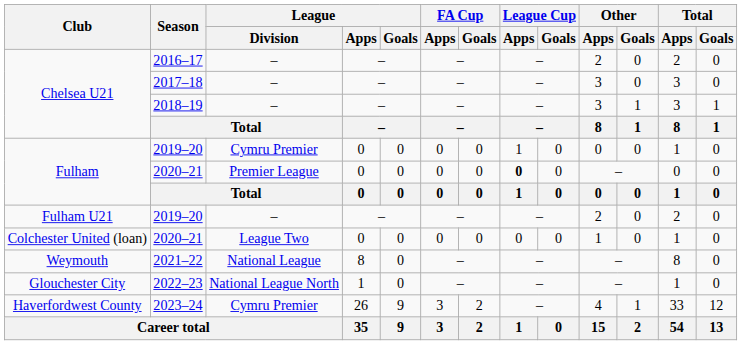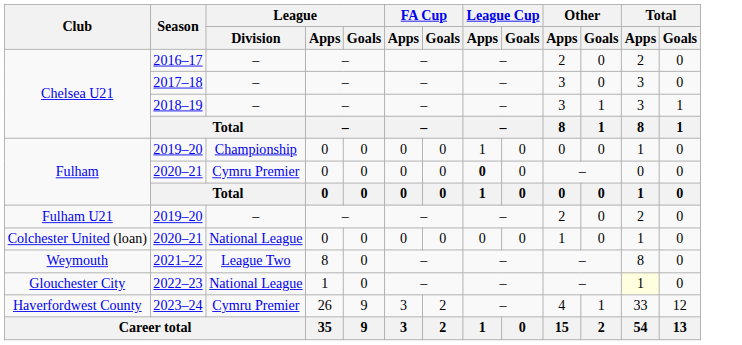(274, 149) Cymru Premier -> (256, 149) Championship
(274, 171) Premier League -> (256, 171) Cymru Premier
(274, 238) League Two -> (256, 238) National League
(274, 261) National League -> (256, 261) League Two
(274, 283) National League North -> (256, 283) National League
(677, 283) no background -> (641, 283) lightyellow background
